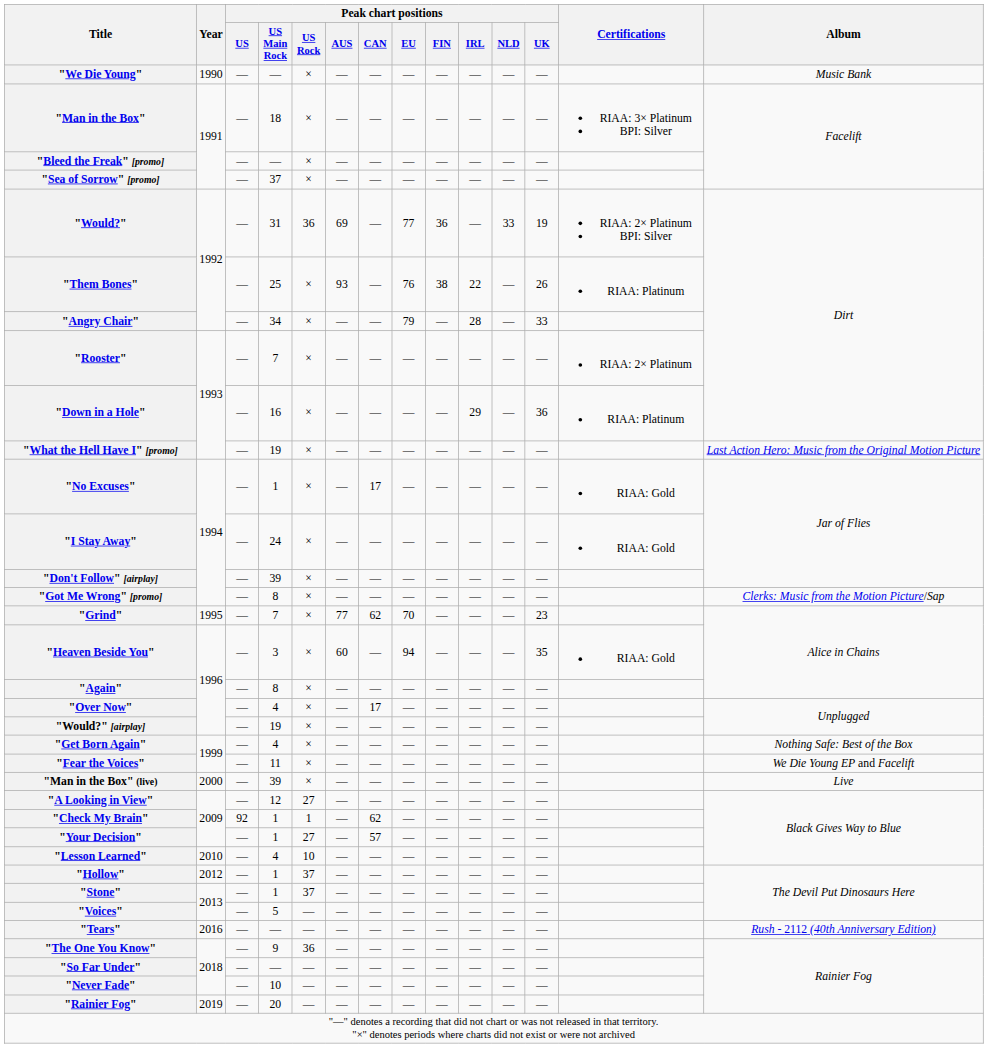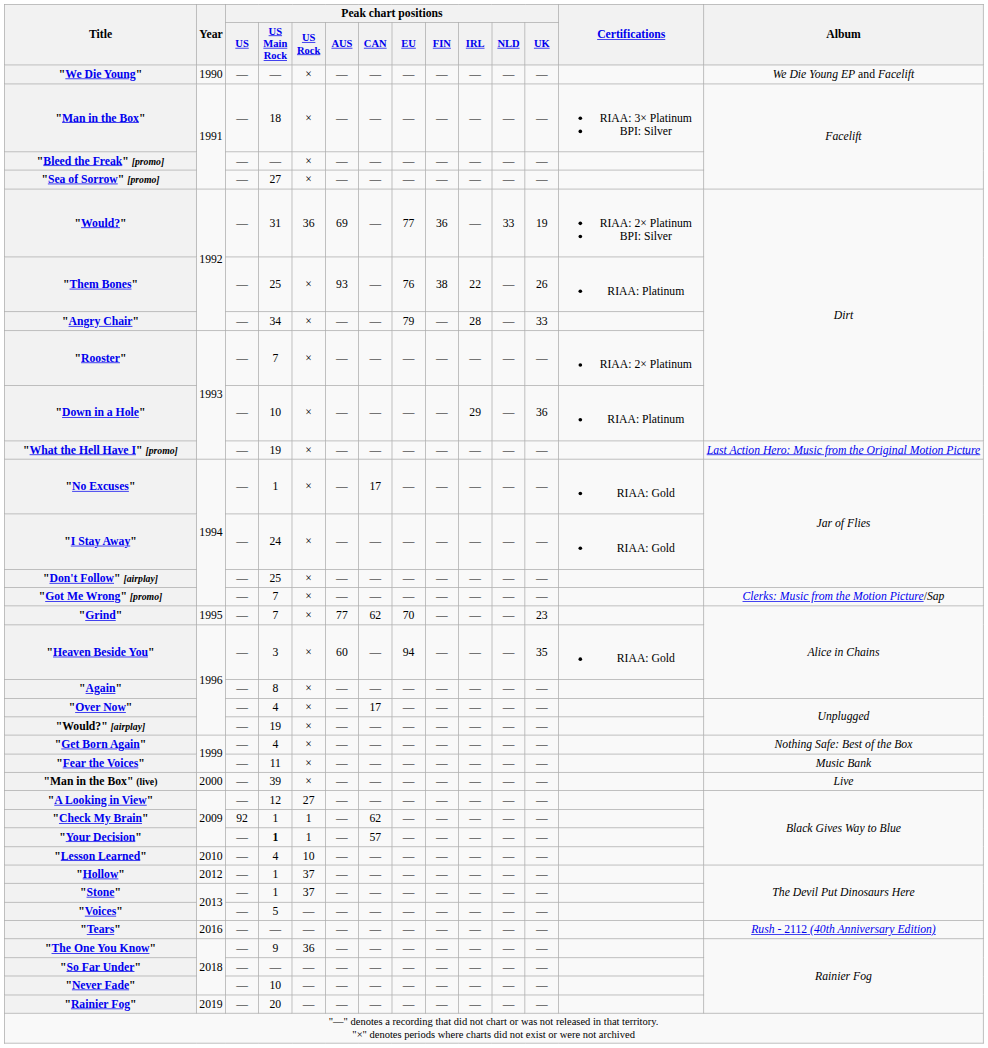(843, 74) Music Bank -> (843, 74) We Die Young EP and Facelift
(275, 179) 37 -> (275, 179) 27
(275, 413) 16 -> (275, 413) 10
(275, 578) 39 -> (275, 578) 25
(275, 597) 8 -> (275, 597) 7
(843, 763) We Die Young EP and Facelift -> (843, 763) Music Bank
(275, 837) normal -> (275, 837) bold
(309, 837) 27 -> (309, 837) 1
